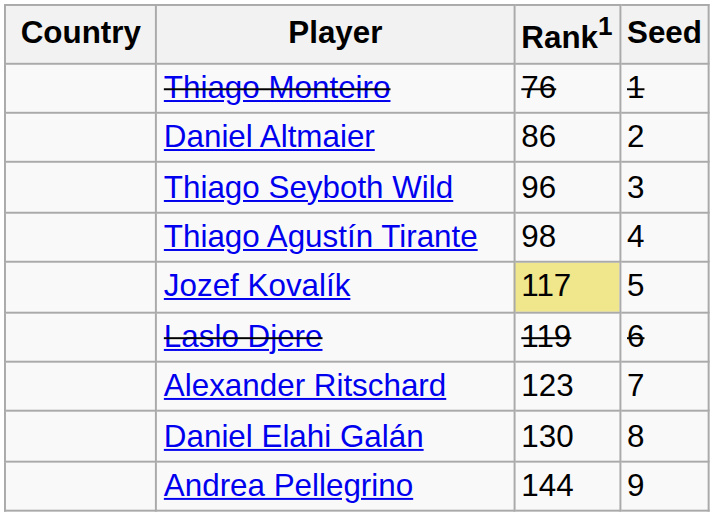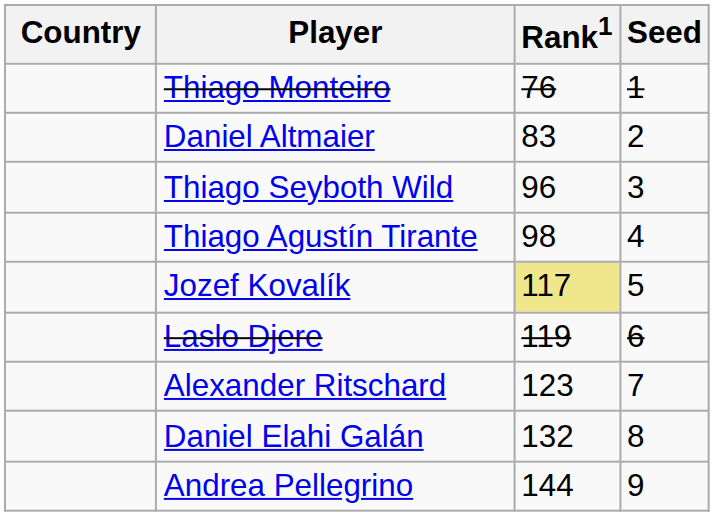(539, 137) 86 -> (539, 137) 83
(547, 435) 130 -> (547, 435) 132
